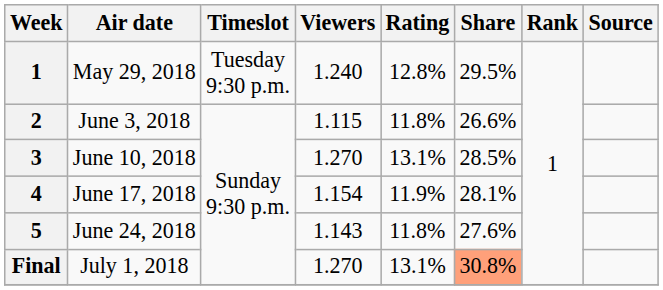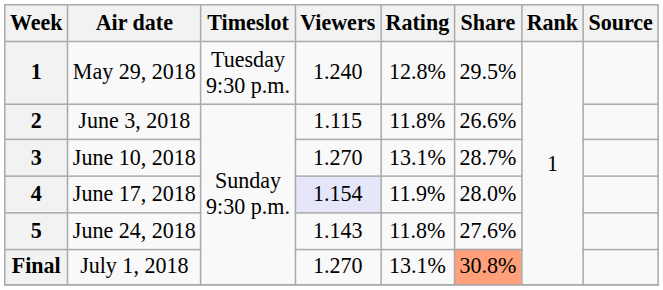(488, 158) 28.5% -> (488, 158) 28.7%
(338, 194) no background -> (338, 194) lavender background
(488, 194) 28.1% -> (488, 194) 28.0%
